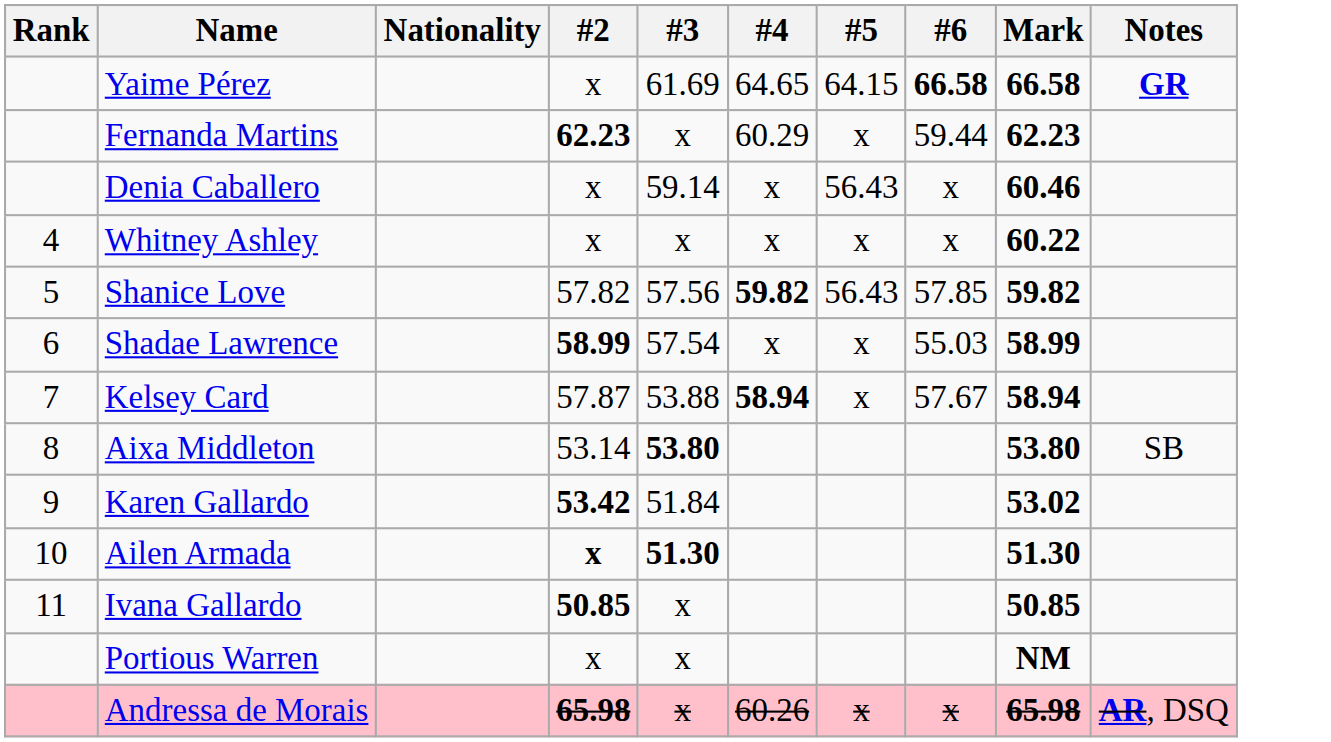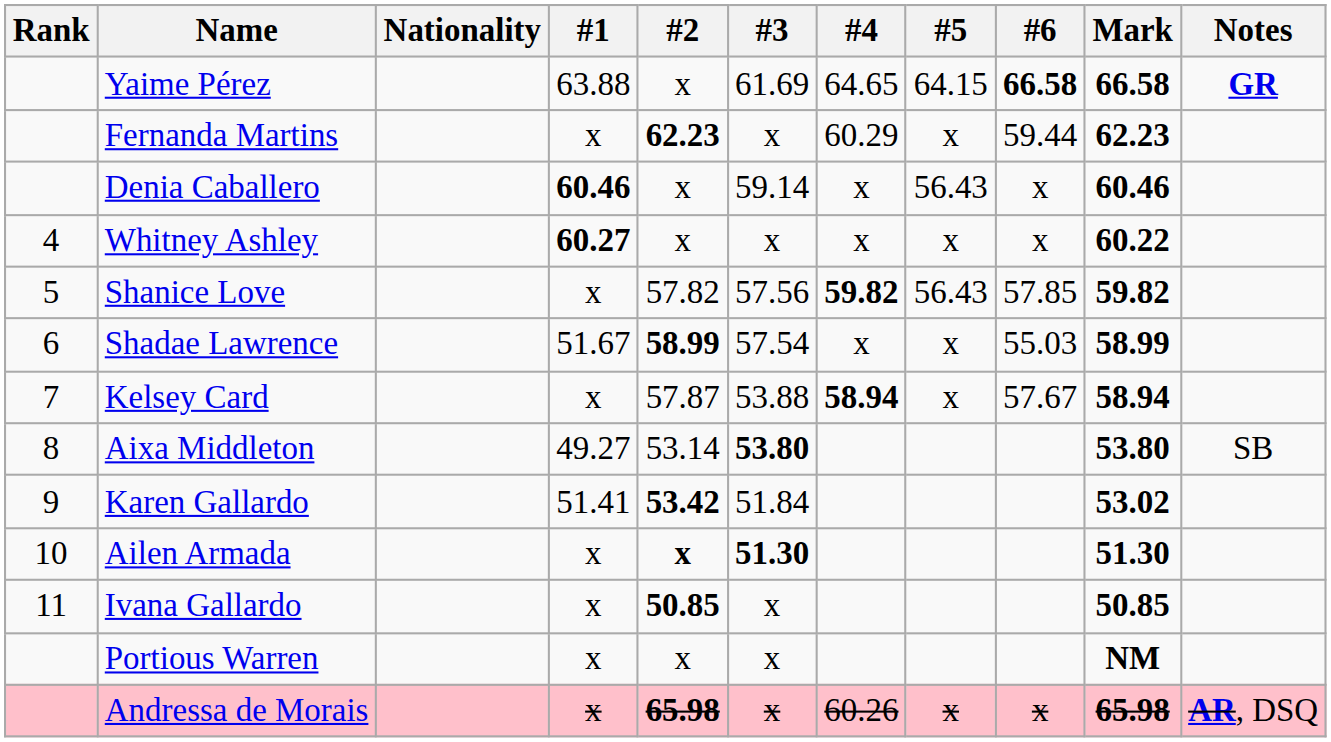+ column: (593, 30)
